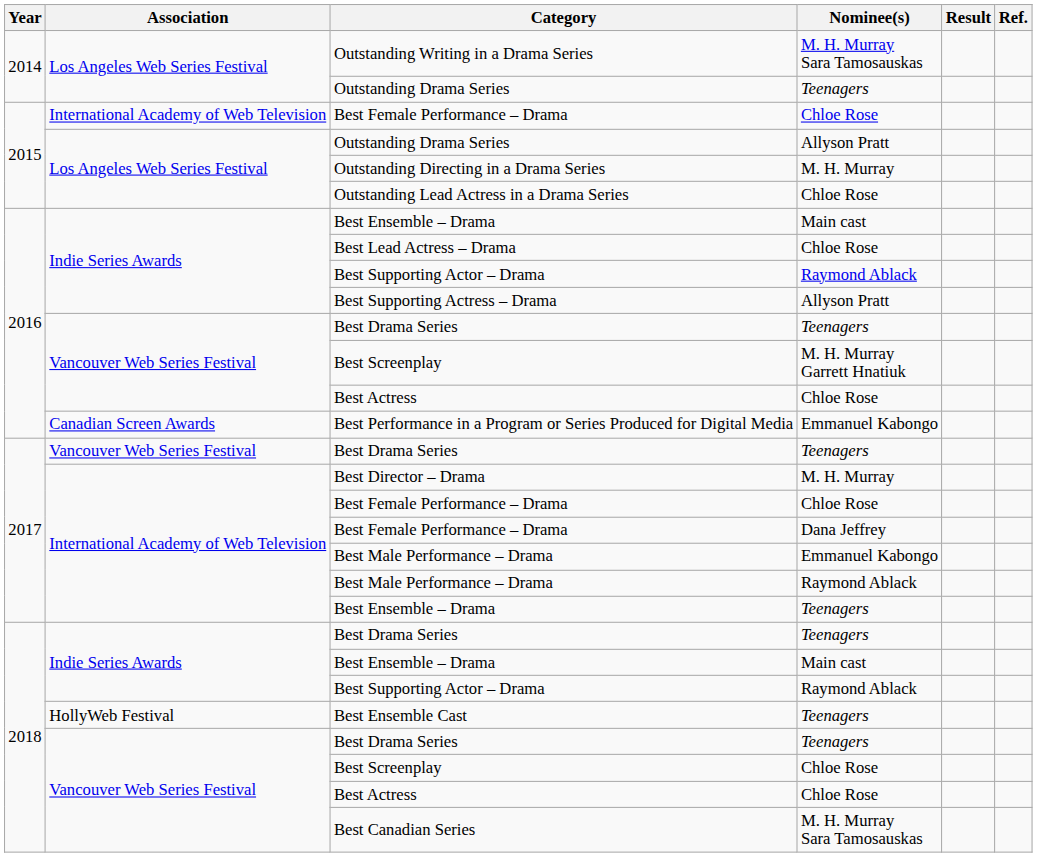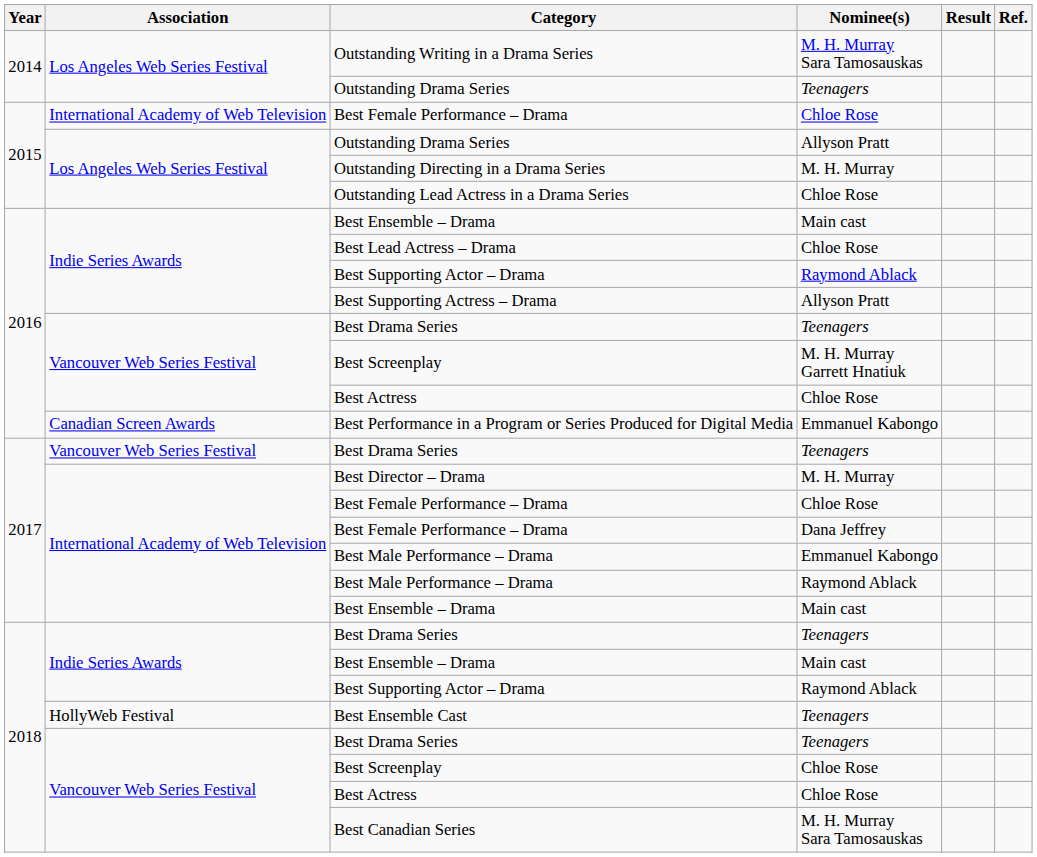(835, 609) Teenagers -> (833, 609) Main cast
